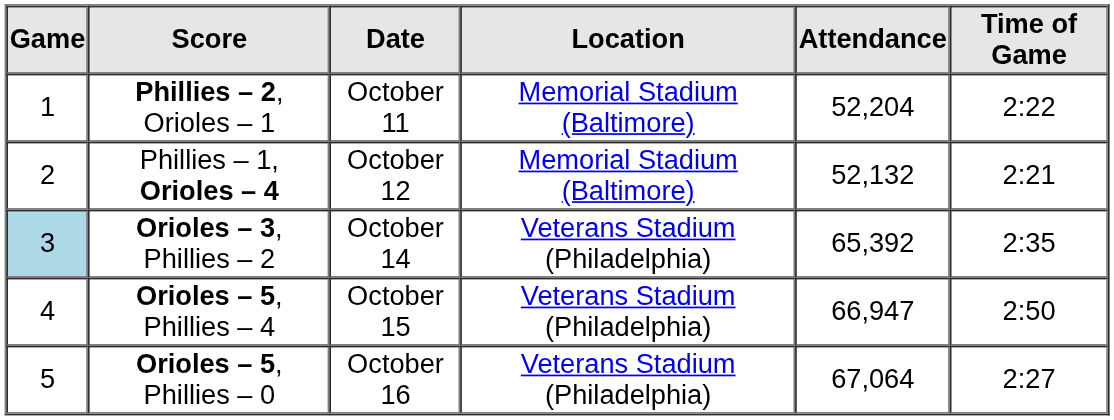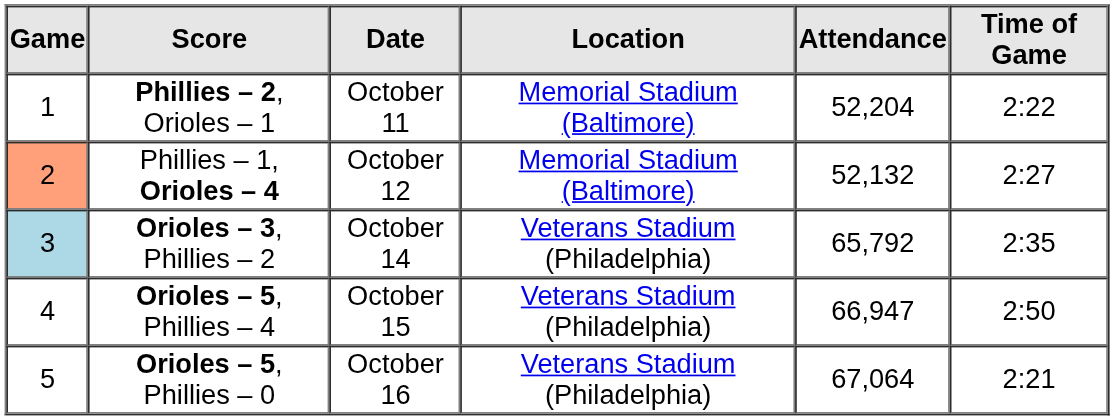(47, 175) no background -> (47, 175) lightsalmon background
(1029, 175) 2:21 -> (1029, 175) 2:27
(873, 243) 65,392 -> (873, 243) 65,792
(1029, 379) 2:27 -> (1029, 379) 2:21
